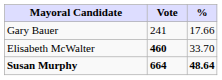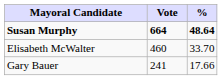rows swapped: (42, 65) <-> (32, 30)
(158, 48) bold -> (158, 48) normal
